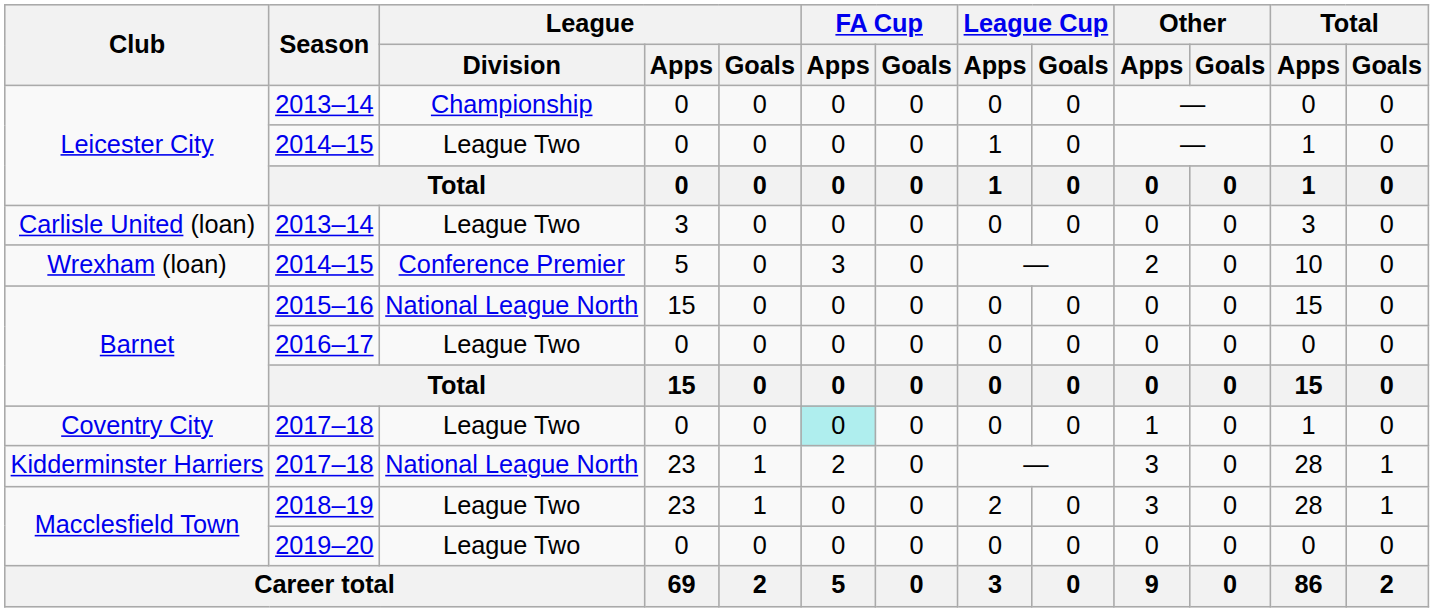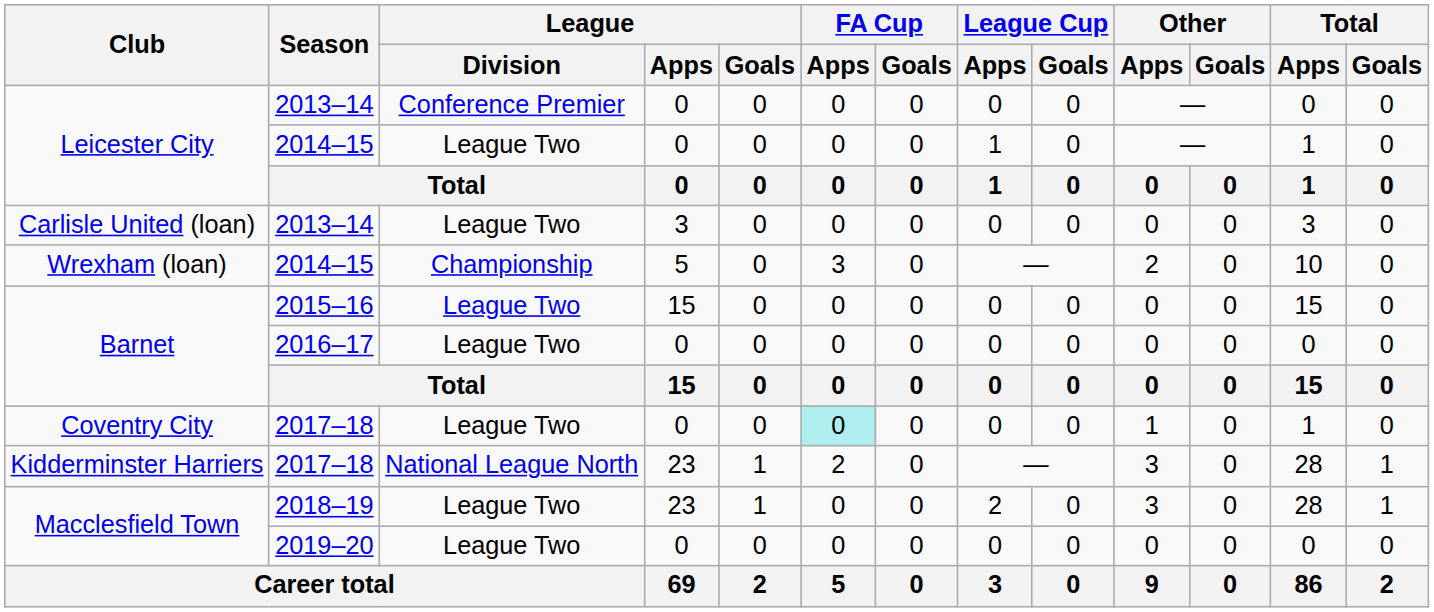(512, 104) Championship -> (512, 104) Conference Premier
(512, 265) Conference Premier -> (512, 265) Championship
(512, 305) National League North -> (512, 305) League Two
